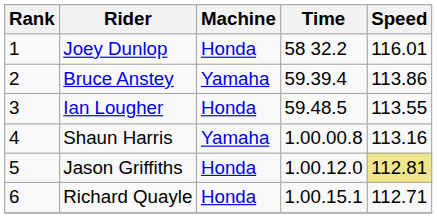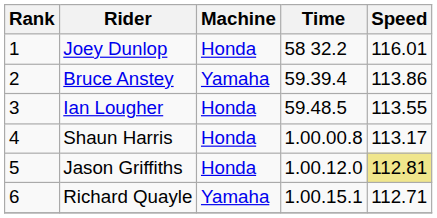(235, 138) Yamaha -> (229, 138) Honda
(399, 138) 113.16 -> (399, 138) 113.17
(229, 197) Honda -> (235, 197) Yamaha
